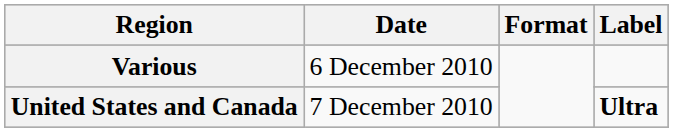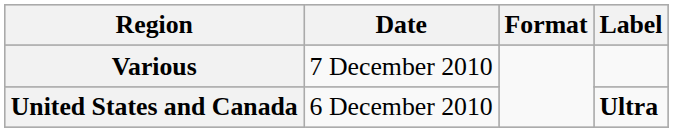(401, 65) 6 December 2010 -> (401, 65) 7 December 2010
(401, 106) 7 December 2010 -> (401, 106) 6 December 2010
